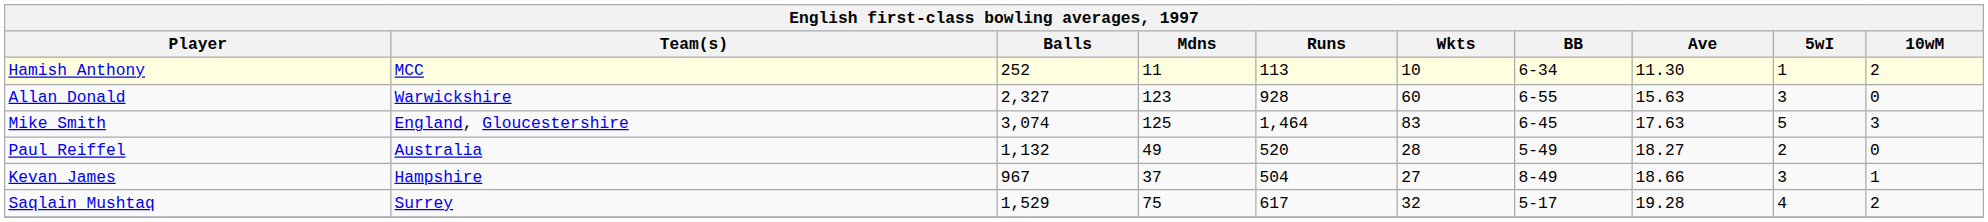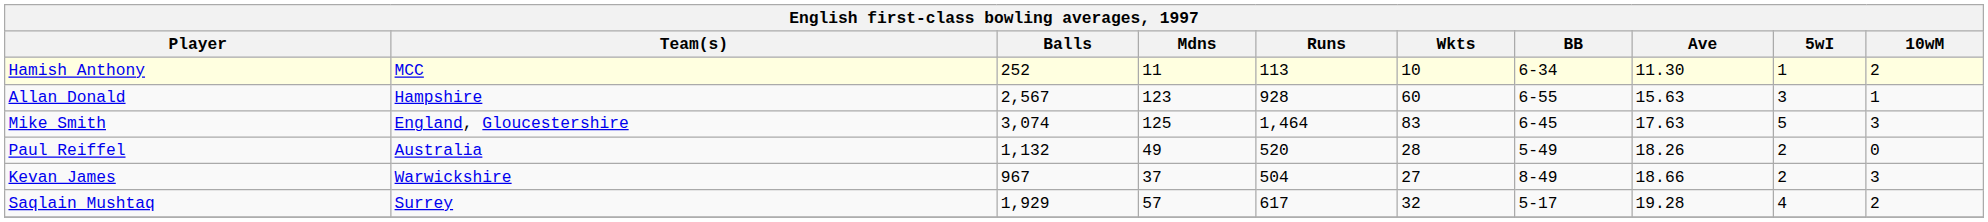(453, 97) Warwickshire -> (438, 97) Hampshire
(1025, 97) 2,327 -> (1025, 97) 2,567
(1875, 97) 0 -> (1875, 97) 1
(1660, 150) 18.27 -> (1660, 150) 18.26
(438, 177) Hampshire -> (453, 177) Warwickshire
(1782, 177) 3 -> (1782, 177) 2
(1875, 177) 1 -> (1875, 177) 3
(1025, 203) 1,529 -> (1025, 203) 1,929
(1152, 203) 75 -> (1152, 203) 57
